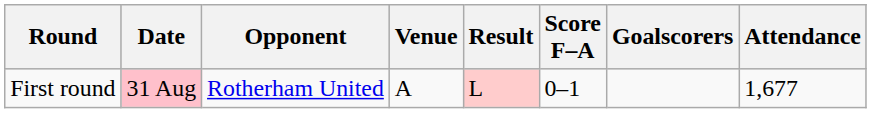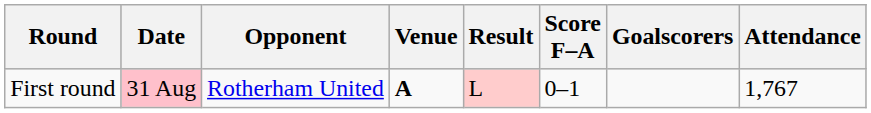(403, 88) normal -> (403, 88) bold
(771, 88) 1,677 -> (771, 88) 1,767
